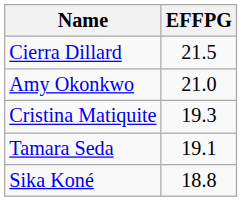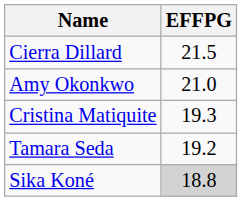(199, 148) 19.1 -> (199, 148) 19.2
(199, 180) no background -> (199, 180) lightgrey background
